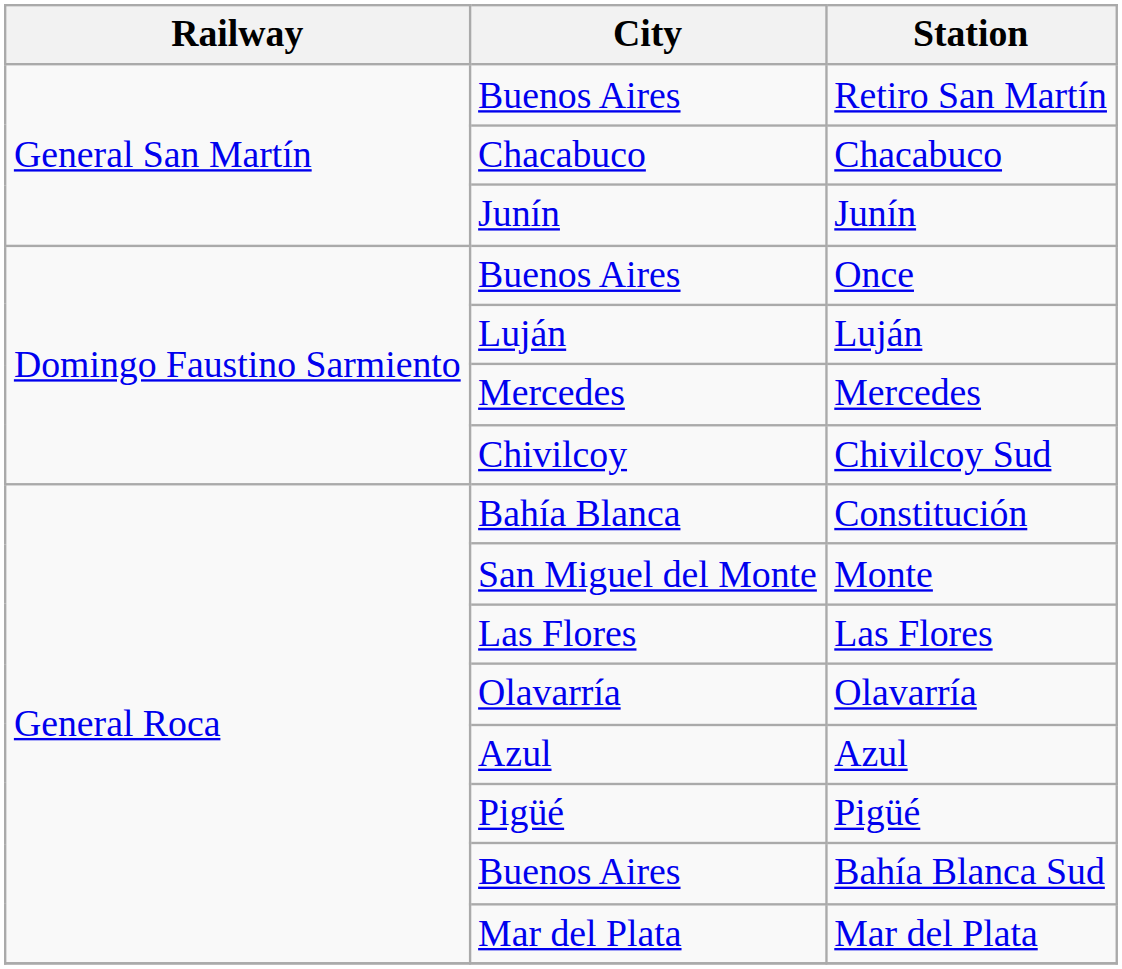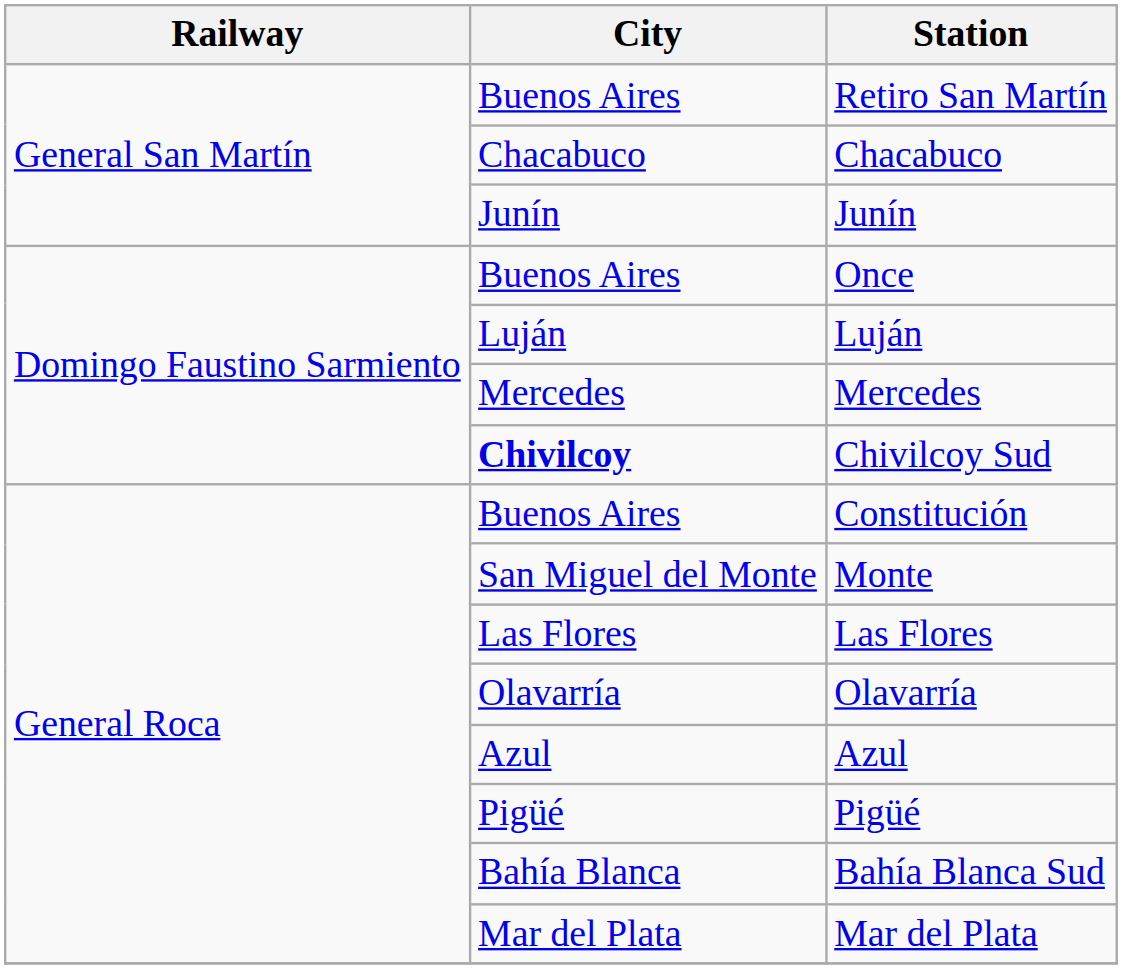(553, 453) normal -> (555, 453) bold
(579, 513) Bahía Blanca -> (579, 513) Buenos Aires
(579, 872) Buenos Aires -> (579, 872) Bahía Blanca
